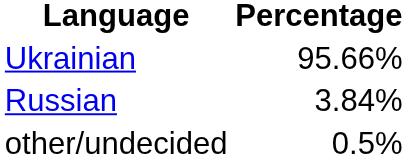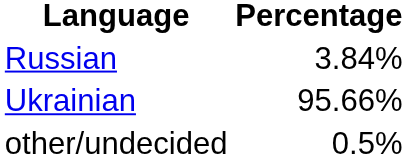rows swapped: (70, 58) <-> (61, 101)
